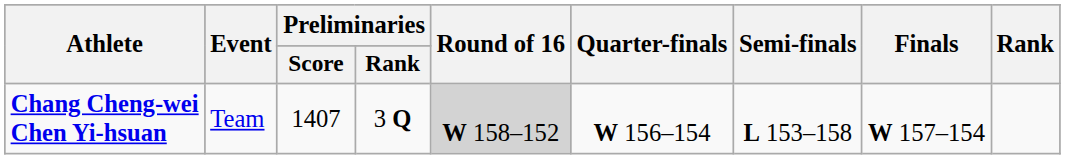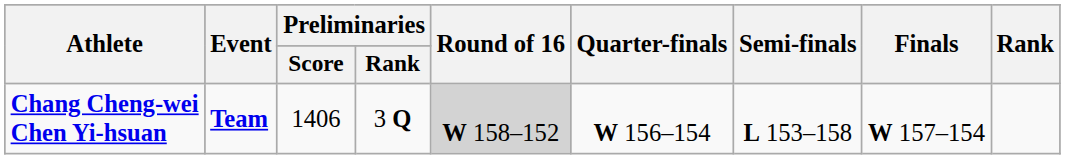(237, 118) normal -> (239, 118) bold
(316, 118) 1407 -> (316, 118) 1406
